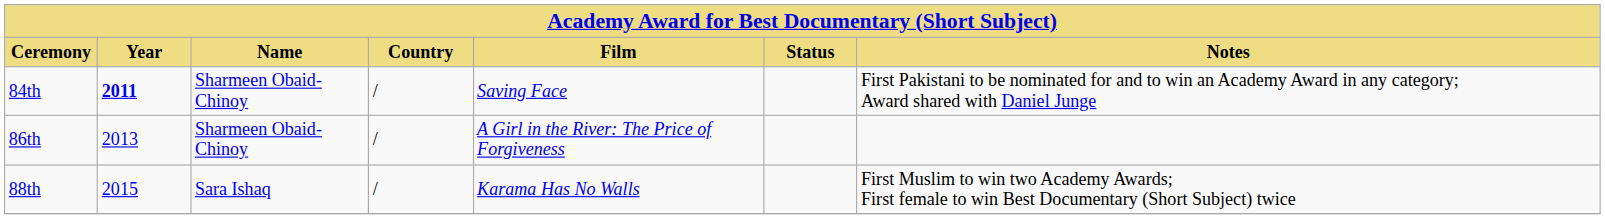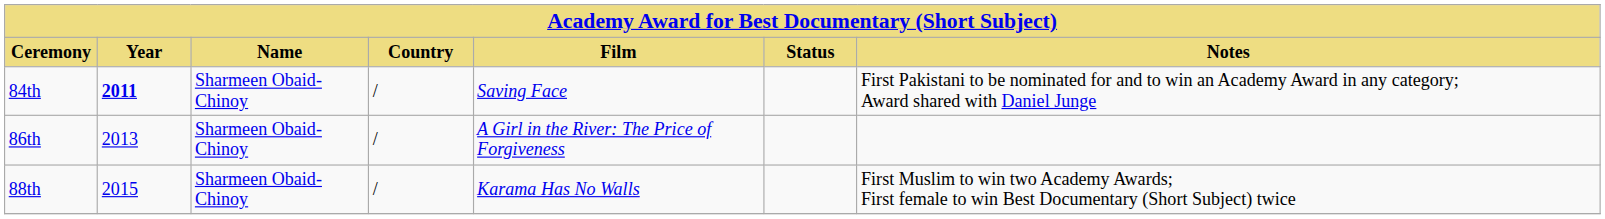(233, 188) Sara Ishaq -> (258, 188) Sharmeen Obaid-Chinoy
